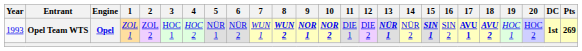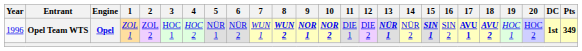(15, 30) 1993 -> (15, 30) 1996
(569, 30) 269 -> (569, 30) 349
